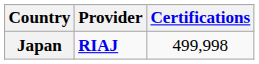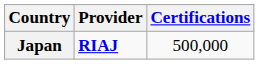(200, 45) 499,998 -> (200, 45) 500,000
